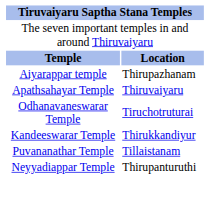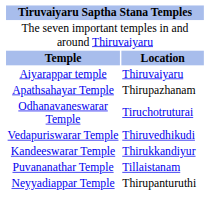(159, 74) Thirupazhanam -> (153, 74) Thiruvaiyaru
(153, 90) Thiruvaiyaru -> (159, 90) Thirupazhanam
+ row: (63, 135)
